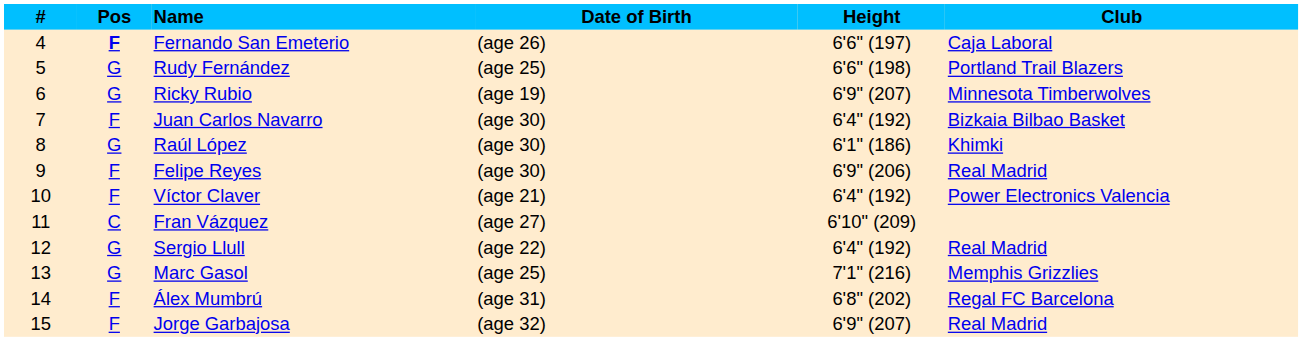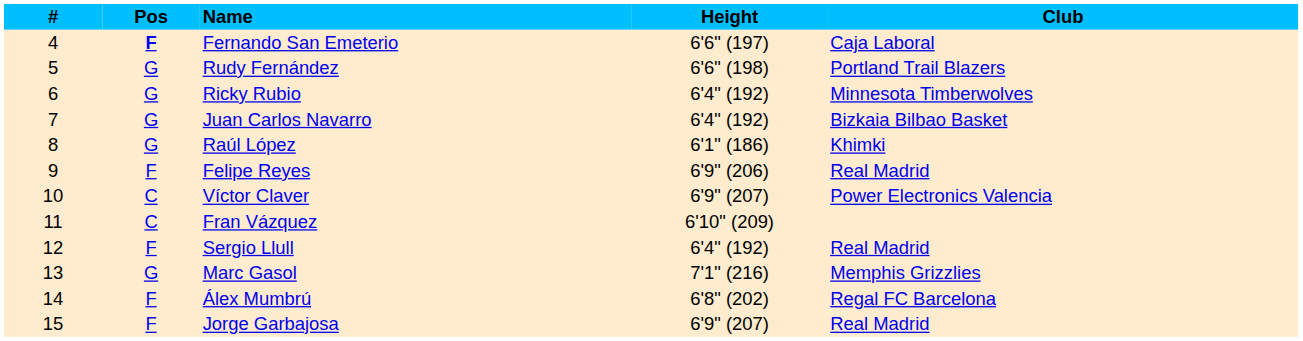- column: (636, 17)
(872, 94) 6'9" (207) -> (730, 94) 6'4" (192)
(114, 119) F -> (151, 119) G
(114, 196) F -> (151, 196) C
(872, 196) 6'4" (192) -> (730, 196) 6'9" (207)
(114, 247) G -> (151, 247) F
